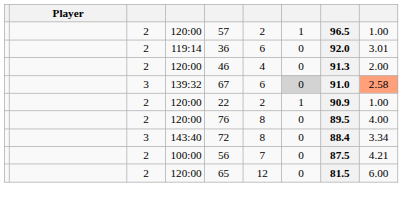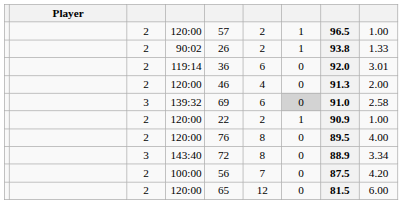+ row: (146, 48)
(224, 84) 67 -> (224, 102) 69
(379, 84) lightsalmon background -> (379, 102) no background
(340, 137) 88.4 -> (340, 155) 88.9
(379, 155) 4.21 -> (379, 173) 4.20
